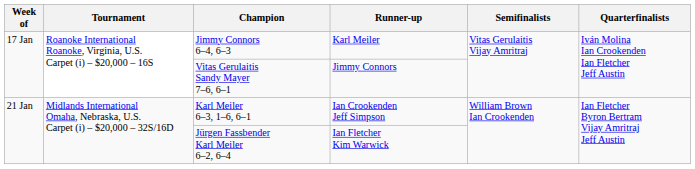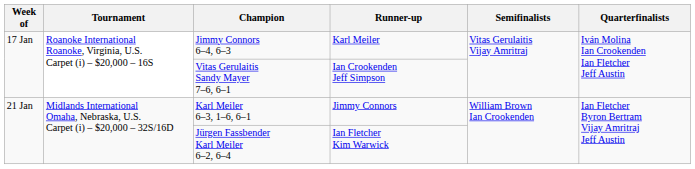(364, 67) Jimmy Connors -> (365, 72) Ian Crookenden Jeff Simpson
(365, 111) Ian Crookenden Jeff Simpson -> (364, 105) Jimmy Connors
